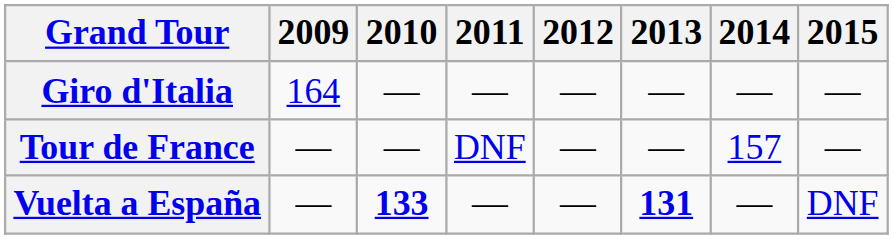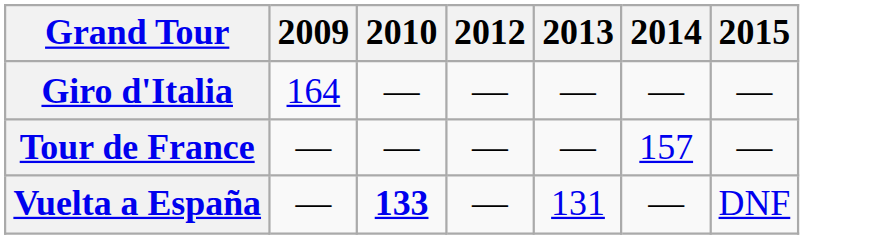- column: (490, 32)
(666, 203) bold -> (578, 203) normal
